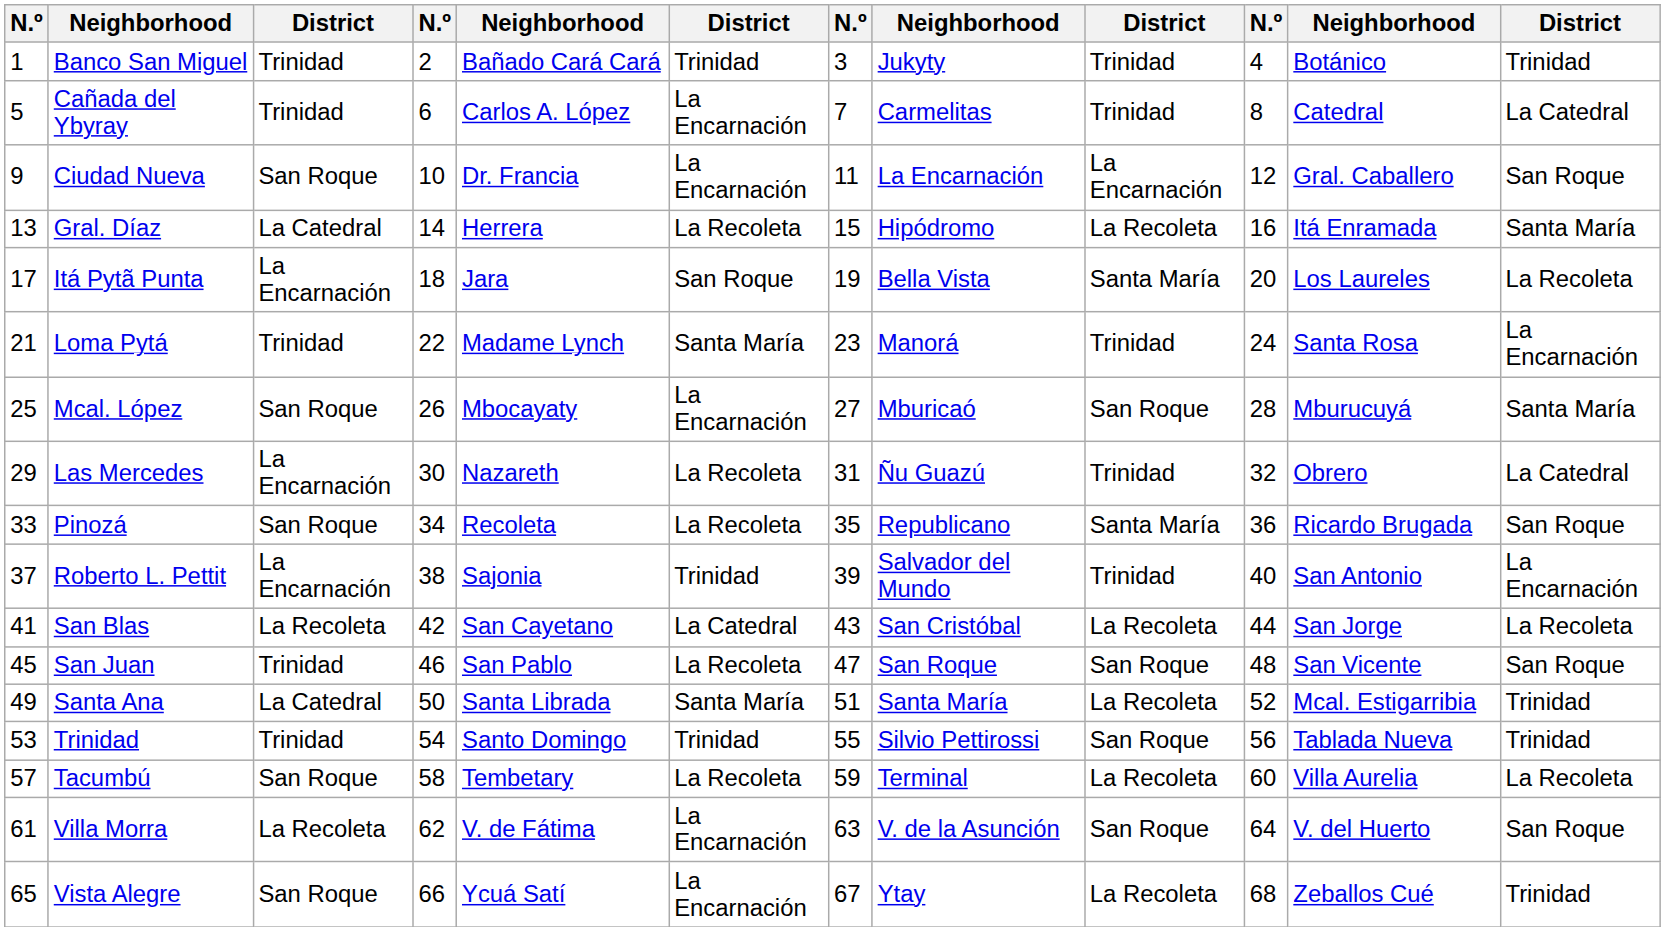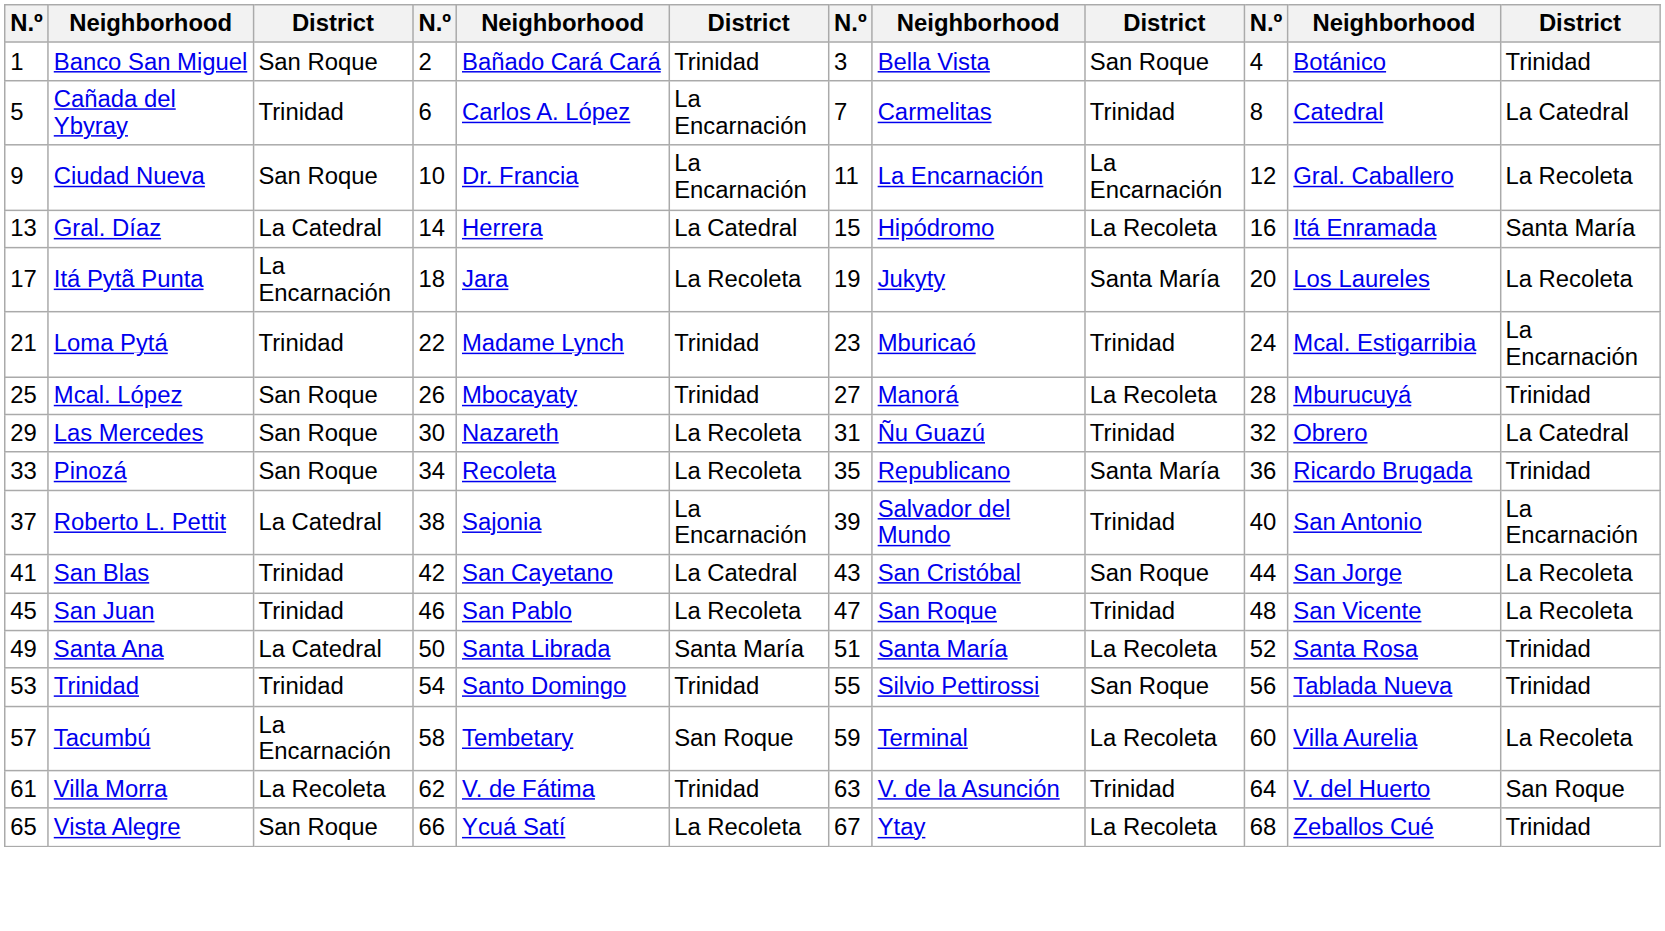(301, 61) Trinidad -> (318, 61) San Roque
(911, 61) Jukyty -> (934, 61) Bella Vista
(1132, 61) Trinidad -> (1149, 61) San Roque
(1565, 177) San Roque -> (1569, 177) La Recoleta
(738, 228) La Recoleta -> (736, 228) La Catedral
(734, 279) San Roque -> (738, 279) La Recoleta
(934, 279) Bella Vista -> (911, 279) Jukyty
(739, 344) Santa María -> (717, 344) Trinidad
(918, 344) Manorá -> (927, 344) Mburicaó
(1356, 344) Santa Rosa -> (1385, 344) Mcal. Estigarribia
(740, 408) La Encarnación -> (717, 395) Trinidad
(927, 408) Mburicaó -> (918, 395) Manorá
(1149, 408) San Roque -> (1153, 395) La Recoleta
(1570, 408) Santa María -> (1548, 395) Trinidad
(325, 473) La Encarnación -> (318, 433) San Roque
(1565, 524) San Roque -> (1548, 470) Trinidad
(325, 575) La Encarnación -> (320, 522) La Catedral
(717, 575) Trinidad -> (740, 522) La Encarnación
(322, 627) La Recoleta -> (301, 573) Trinidad
(1153, 627) La Recoleta -> (1149, 573) San Roque
(1149, 664) San Roque -> (1132, 611) Trinidad
(1565, 664) San Roque -> (1569, 611) La Recoleta
(1385, 702) Mcal. Estigarribia -> (1356, 649) Santa Rosa
(318, 778) San Roque -> (325, 738) La Encarnación
(738, 778) La Recoleta -> (734, 738) San Roque
(740, 829) La Encarnación -> (717, 789) Trinidad
(1149, 829) San Roque -> (1132, 789) Trinidad
(740, 894) La Encarnación -> (738, 827) La Recoleta
